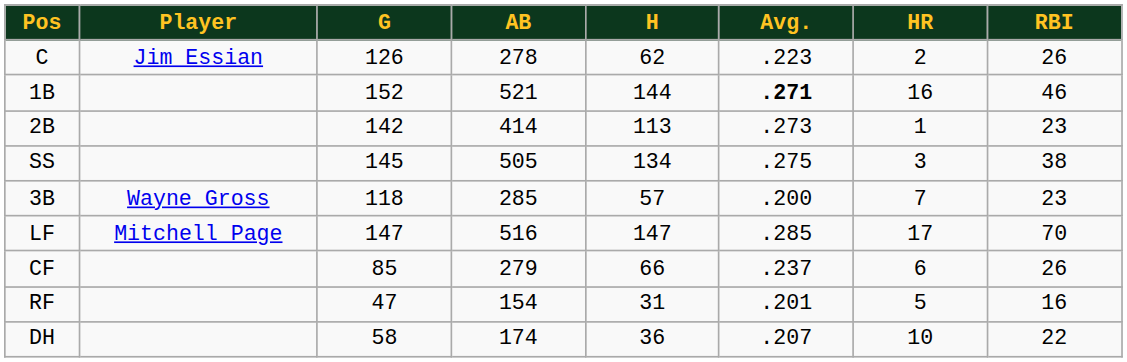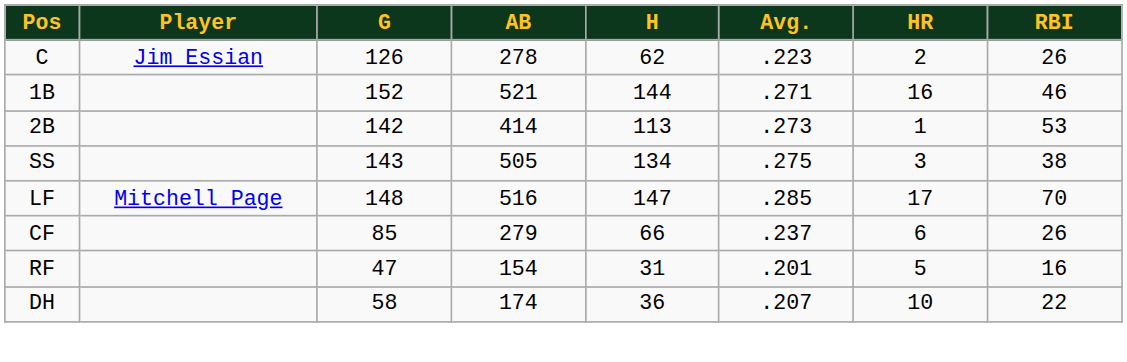(786, 93) bold -> (786, 93) normal
(1054, 128) 23 -> (1054, 128) 53
(384, 163) 145 -> (384, 163) 143
- row: (42, 198)
(384, 233) 147 -> (384, 198) 148
